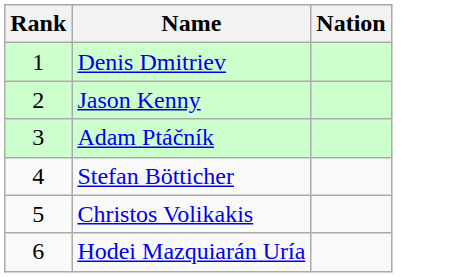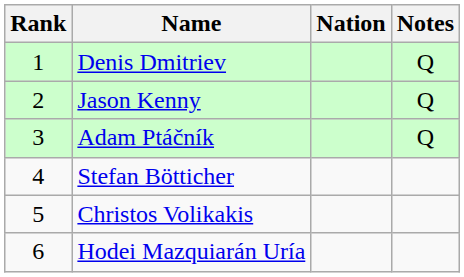+ column: (425, 23)
